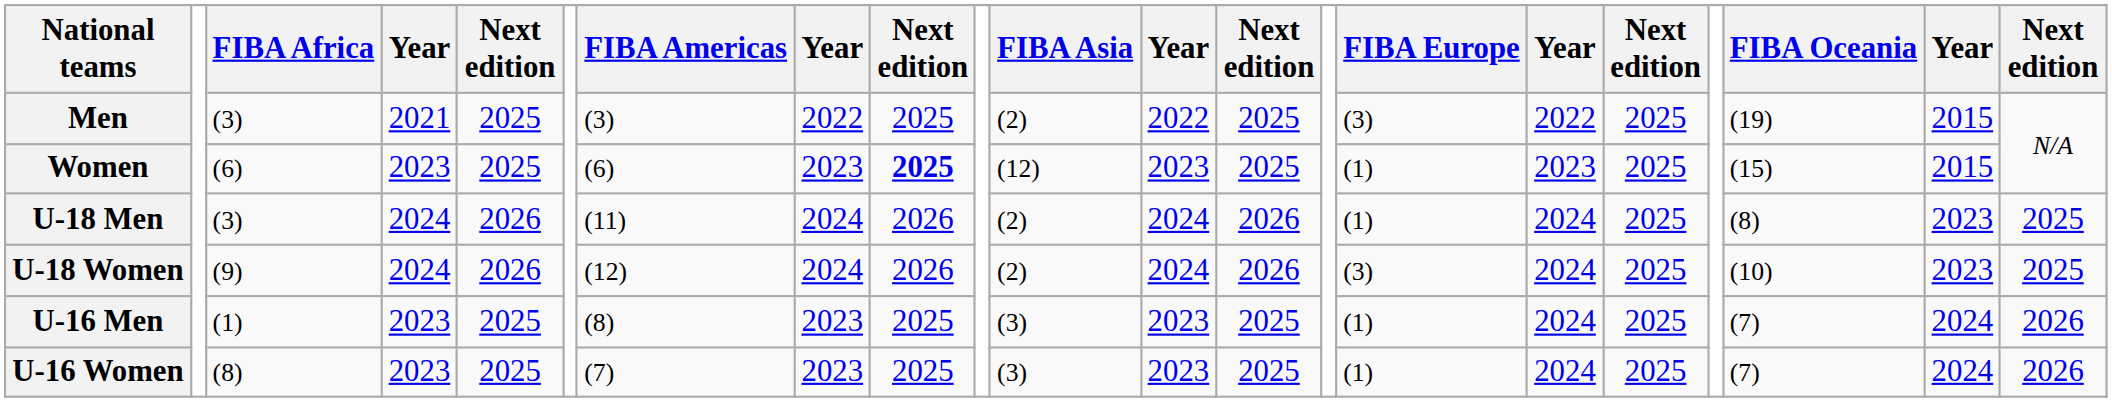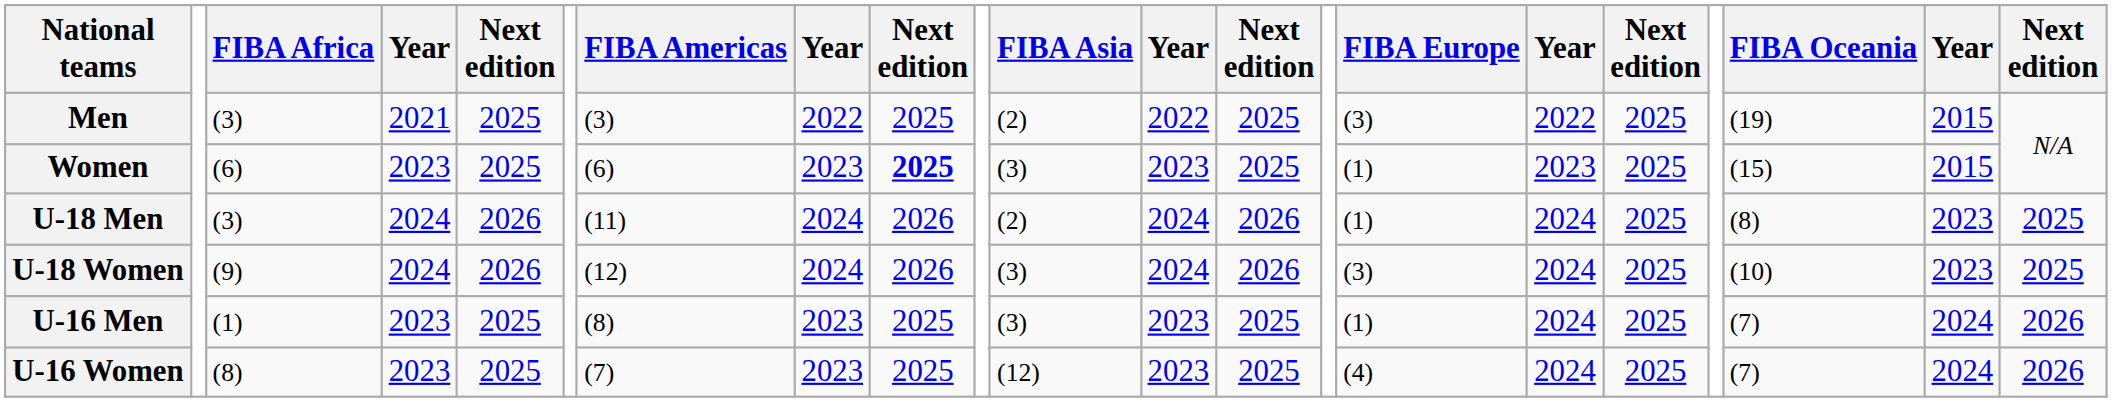(1018, 170) (12) -> (1012, 170) (3)
(1012, 272) (2) -> (1012, 272) (3)
(1012, 373) (3) -> (1018, 373) (12)
(1358, 373) (1) -> (1358, 373) (4)
